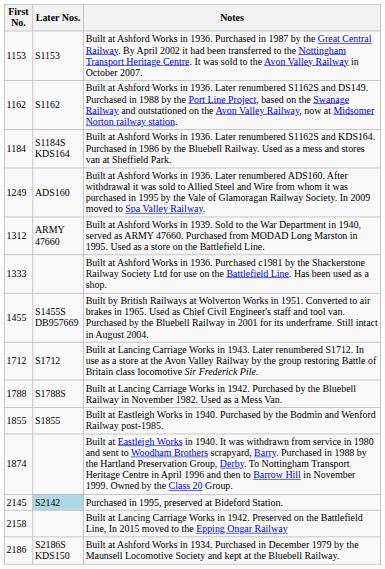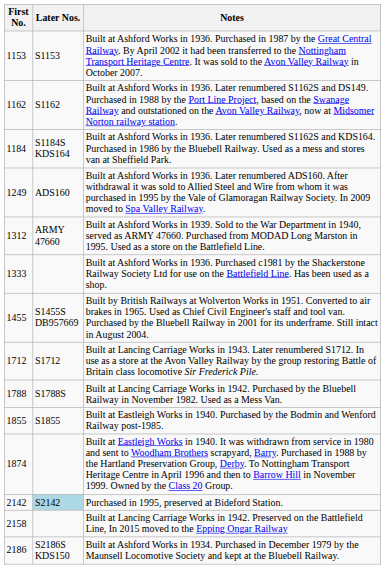(17, 502) 2145 -> (17, 502) 2142
